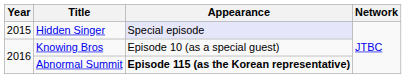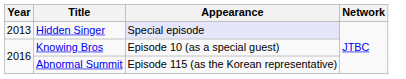(19, 30) 2015 -> (19, 30) 2013
(239, 64) bold -> (232, 64) normal
